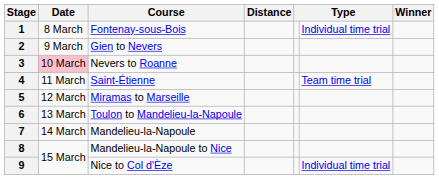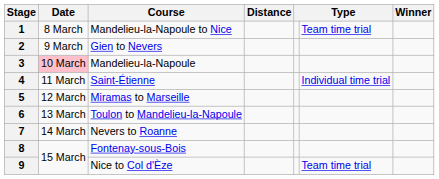(138, 30) Fontenay-sous-Bois -> (161, 30) Mandelieu-la-Napoule to Nice
(346, 30) Individual time trial -> (336, 30) Team time trial
(134, 64) Nevers to Roanne -> (143, 64) Mandelieu-la-Napoule
(336, 81) Team time trial -> (346, 81) Individual time trial
(143, 132) Mandelieu-la-Napoule -> (134, 132) Nevers to Roanne
(161, 149) Mandelieu-la-Napoule to Nice -> (138, 149) Fontenay-sous-Bois
(346, 166) Individual time trial -> (336, 166) Team time trial
